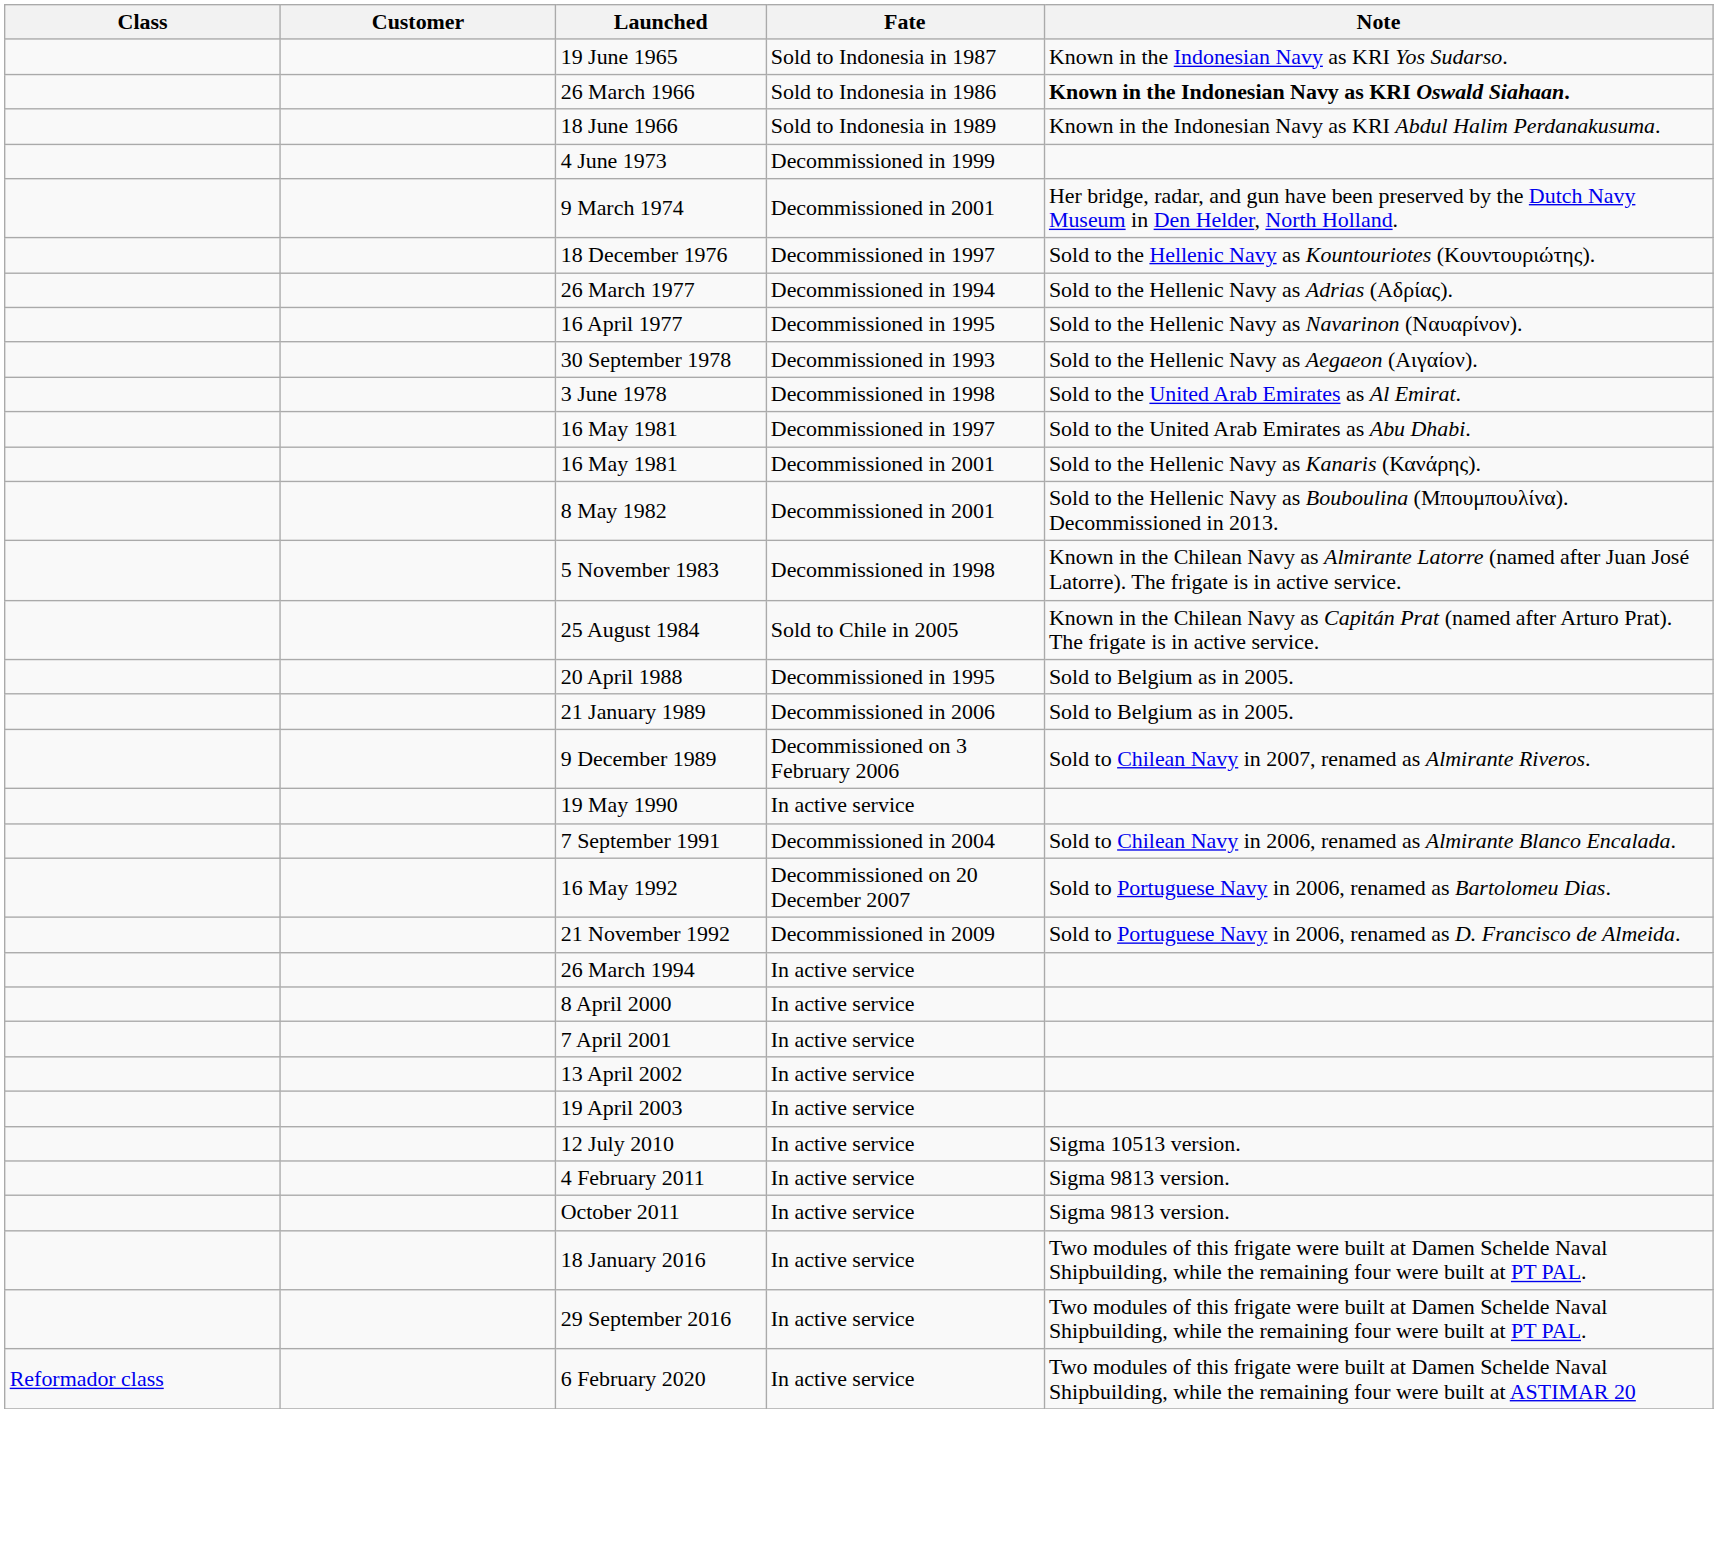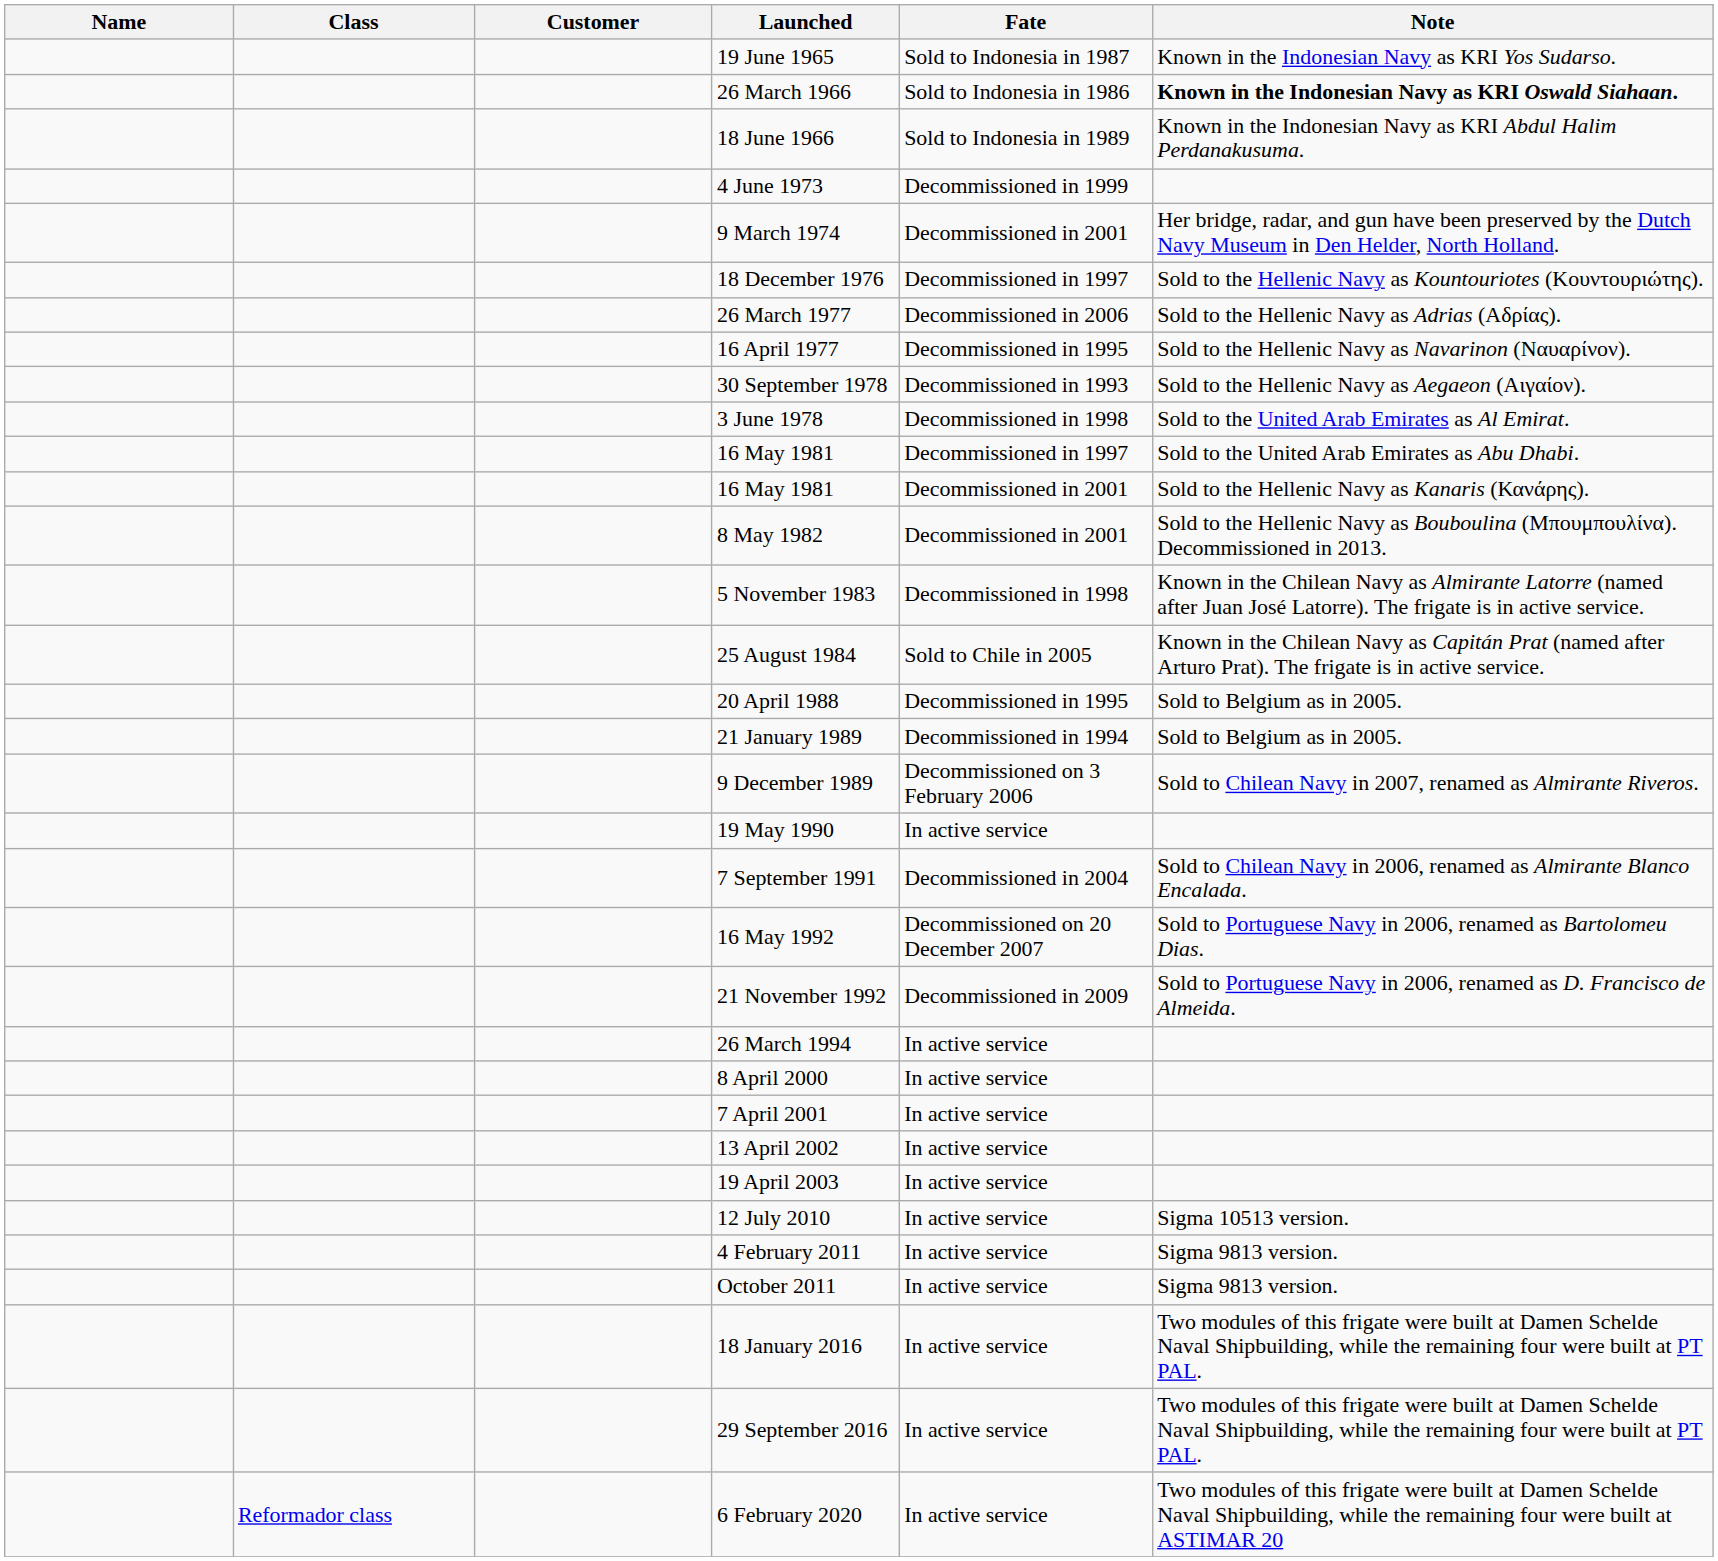+ column: (119, 21)
(883, 289) Decommissioned in 1994 -> (1016, 314) Decommissioned in 2006
(883, 711) Decommissioned in 2006 -> (1016, 736) Decommissioned in 1994
